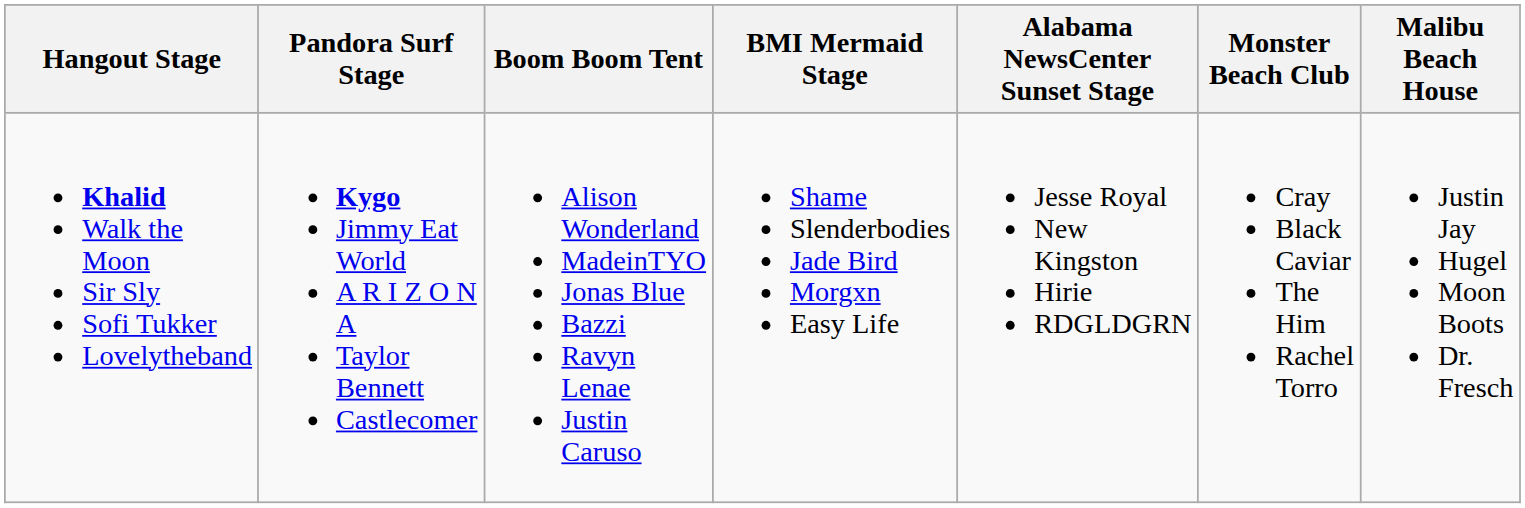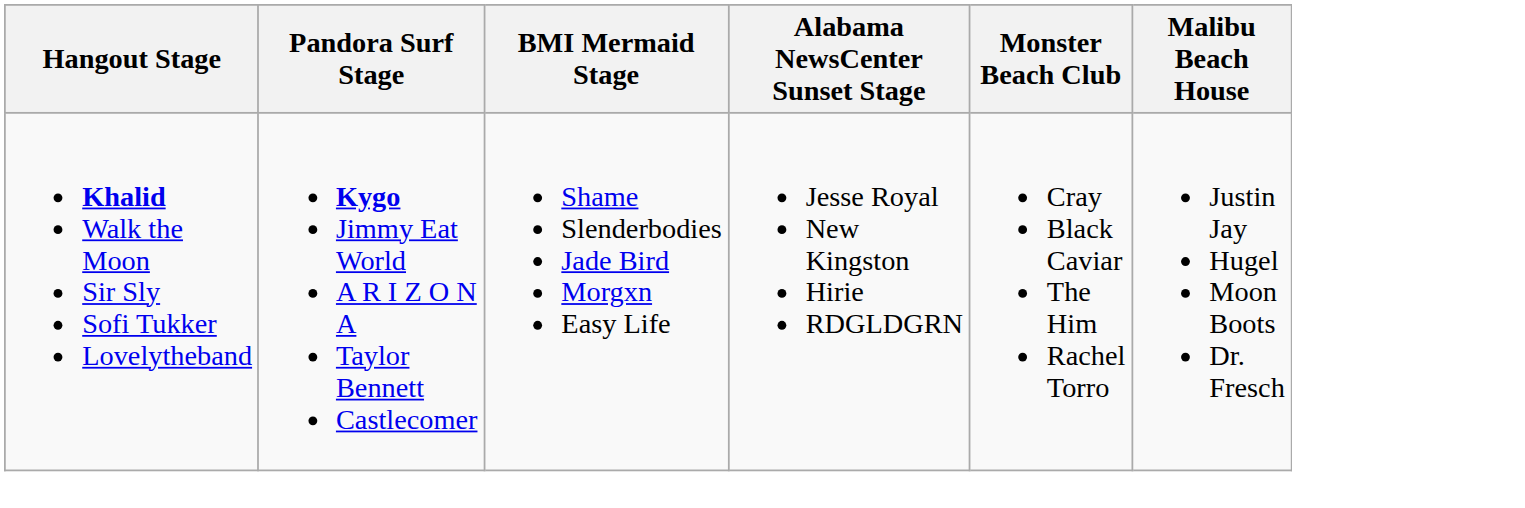- column: (598, 58)
